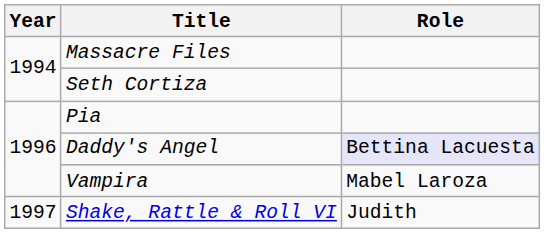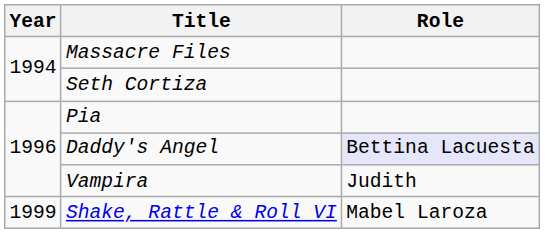(417, 181) Mabel Laroza -> (382, 181) Judith
(33, 213) 1997 -> (33, 213) 1999
(382, 213) Judith -> (417, 213) Mabel Laroza
